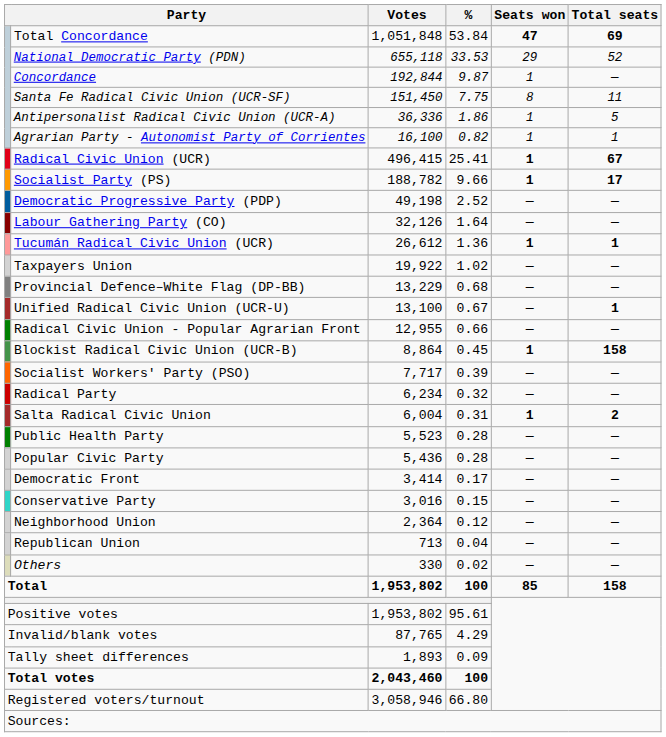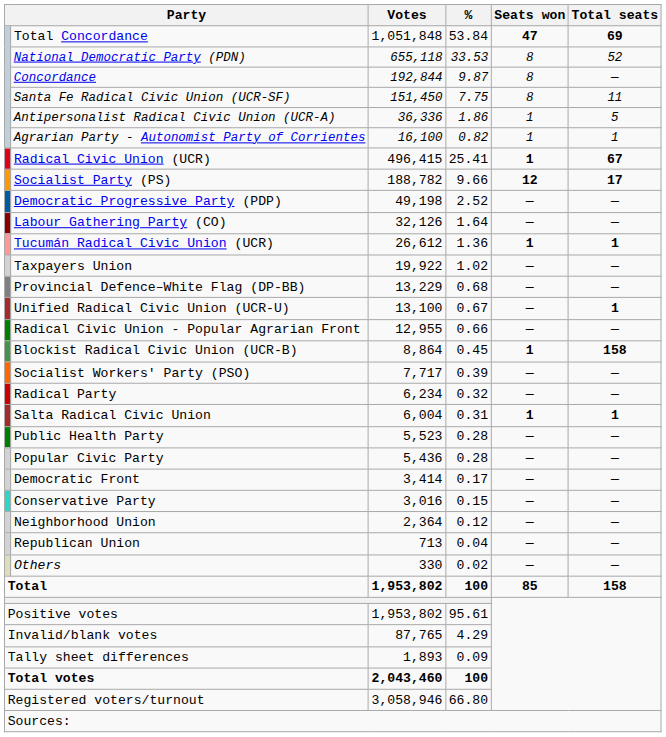(530, 57) 29 -> (530, 57) 8
(530, 78) 1 -> (530, 78) 8
(530, 180) 1 -> (530, 180) 12
(615, 415) 2 -> (615, 415) 1
